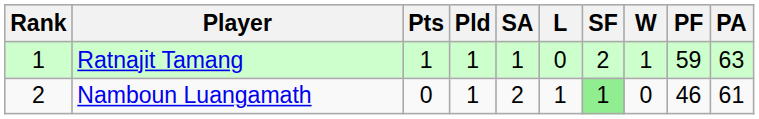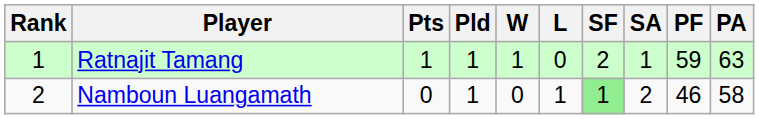columns swapped: (646, 23) <-> (517, 23)
(731, 96) 61 -> (731, 96) 58
